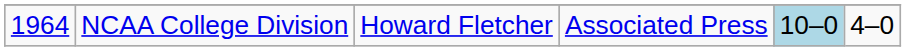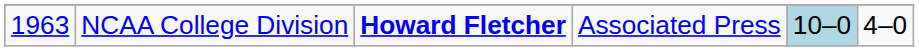(40, 25) 1964 -> (40, 25) 1963
(457, 25) normal -> (463, 25) bold
